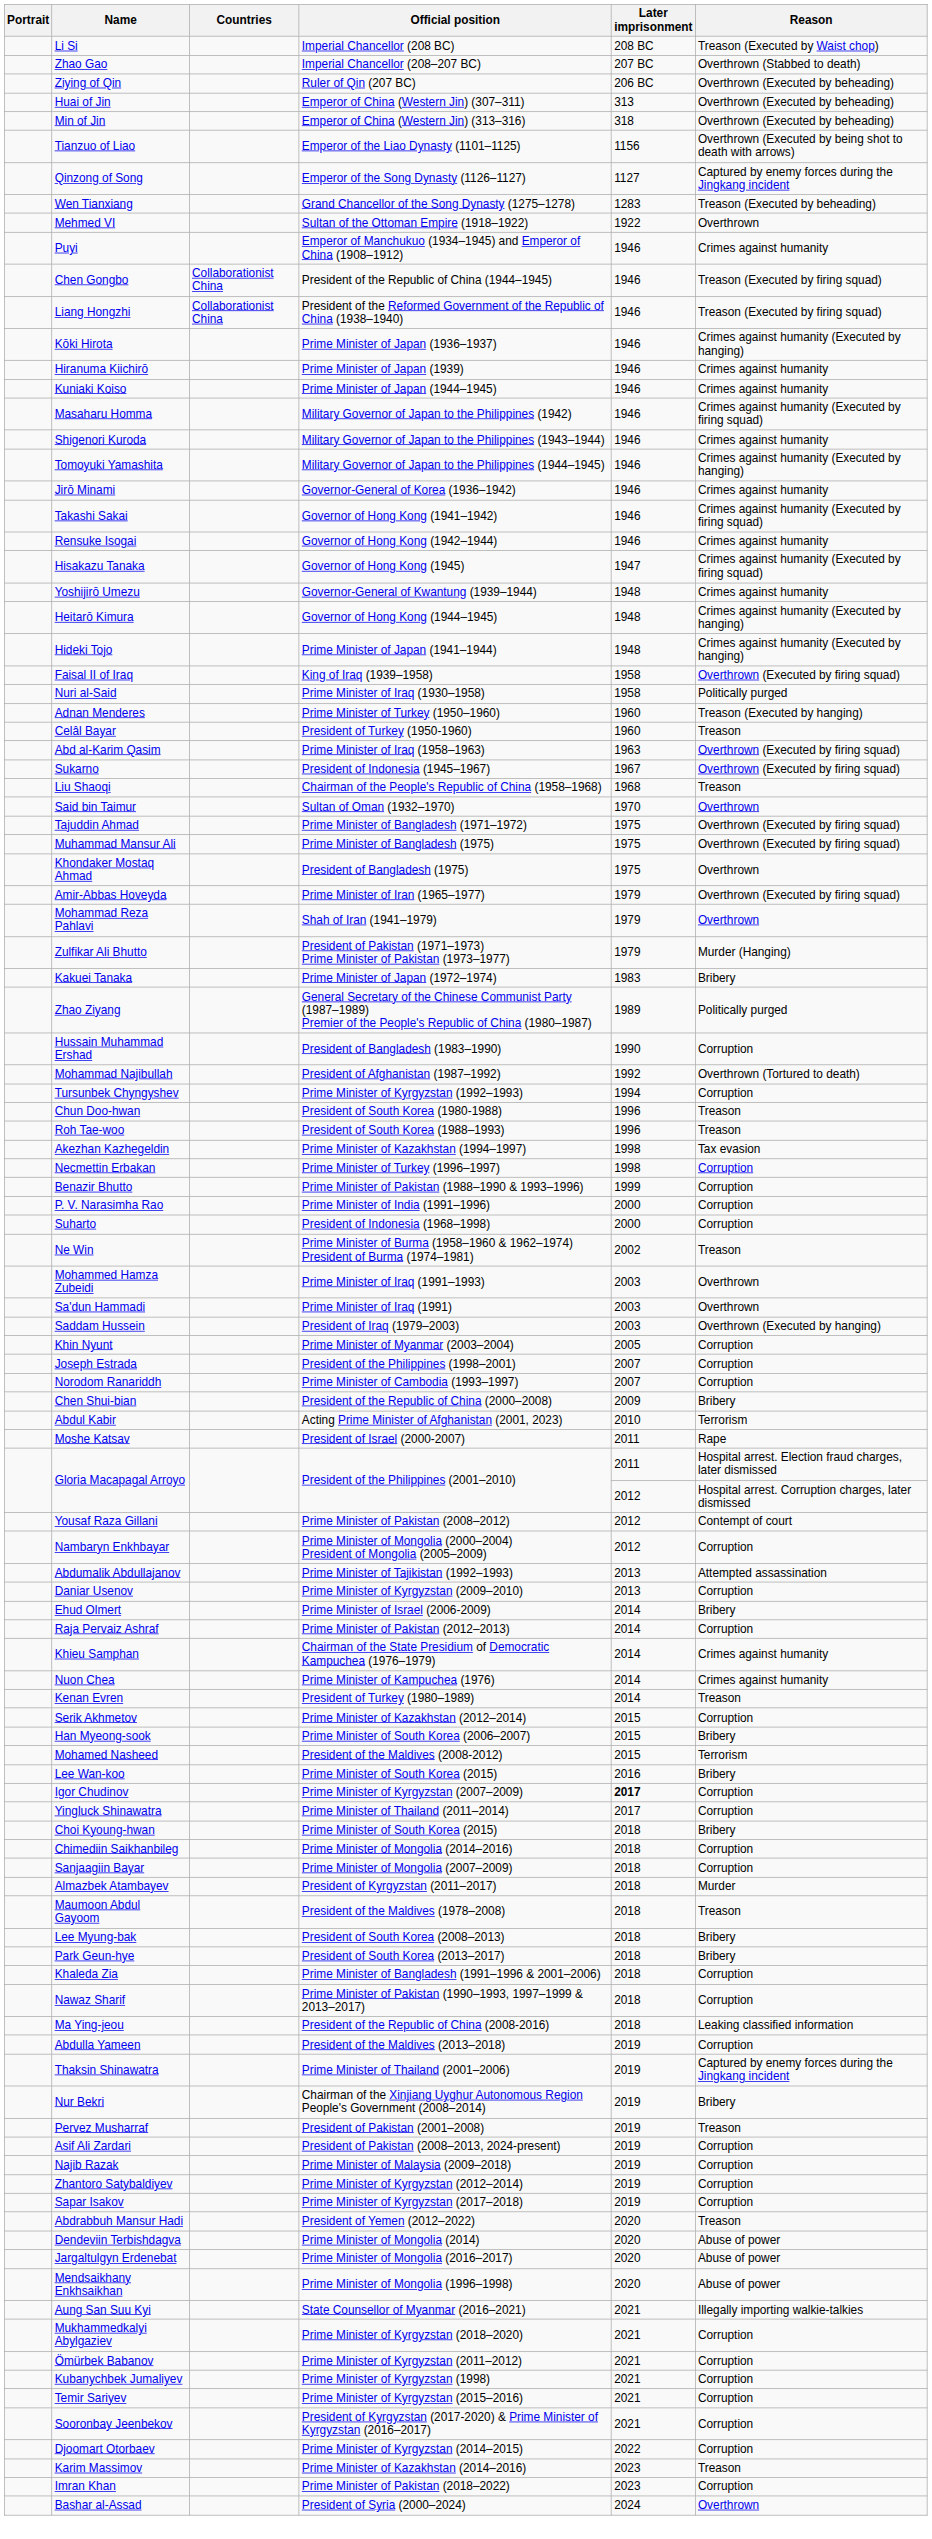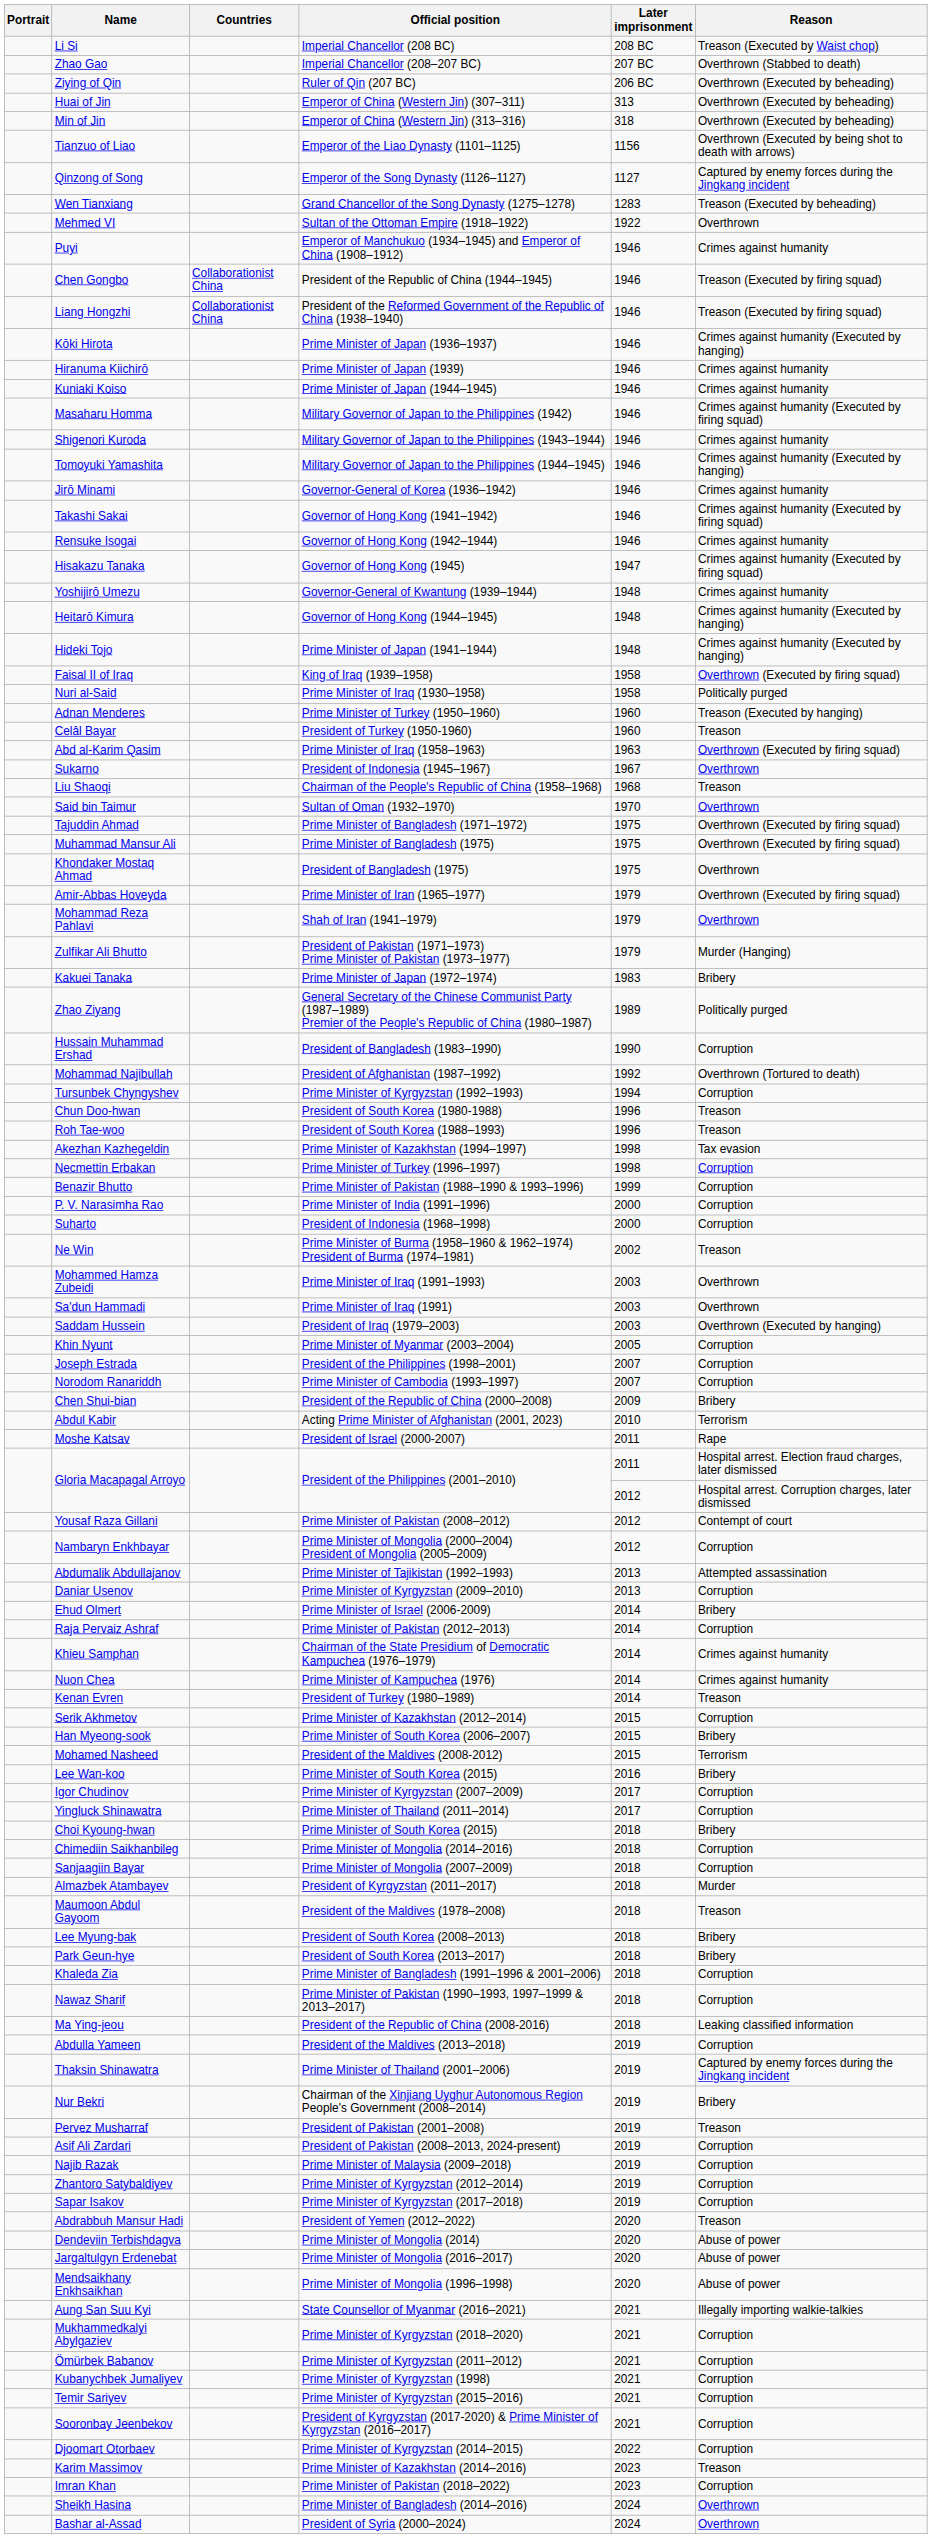(799, 769) Overthrown (Executed by firing squad) -> (729, 769) Overthrown
(627, 1792) bold -> (627, 1792) normal
+ row: (93, 2505)
